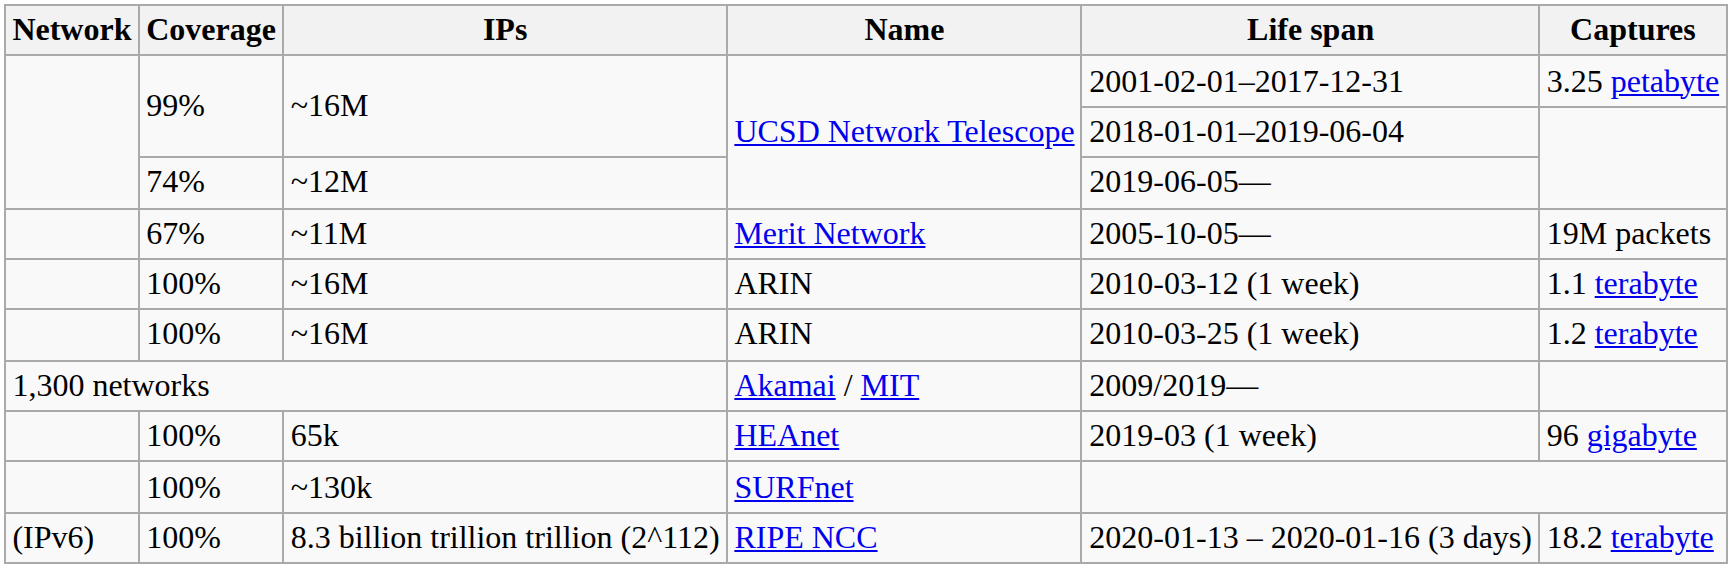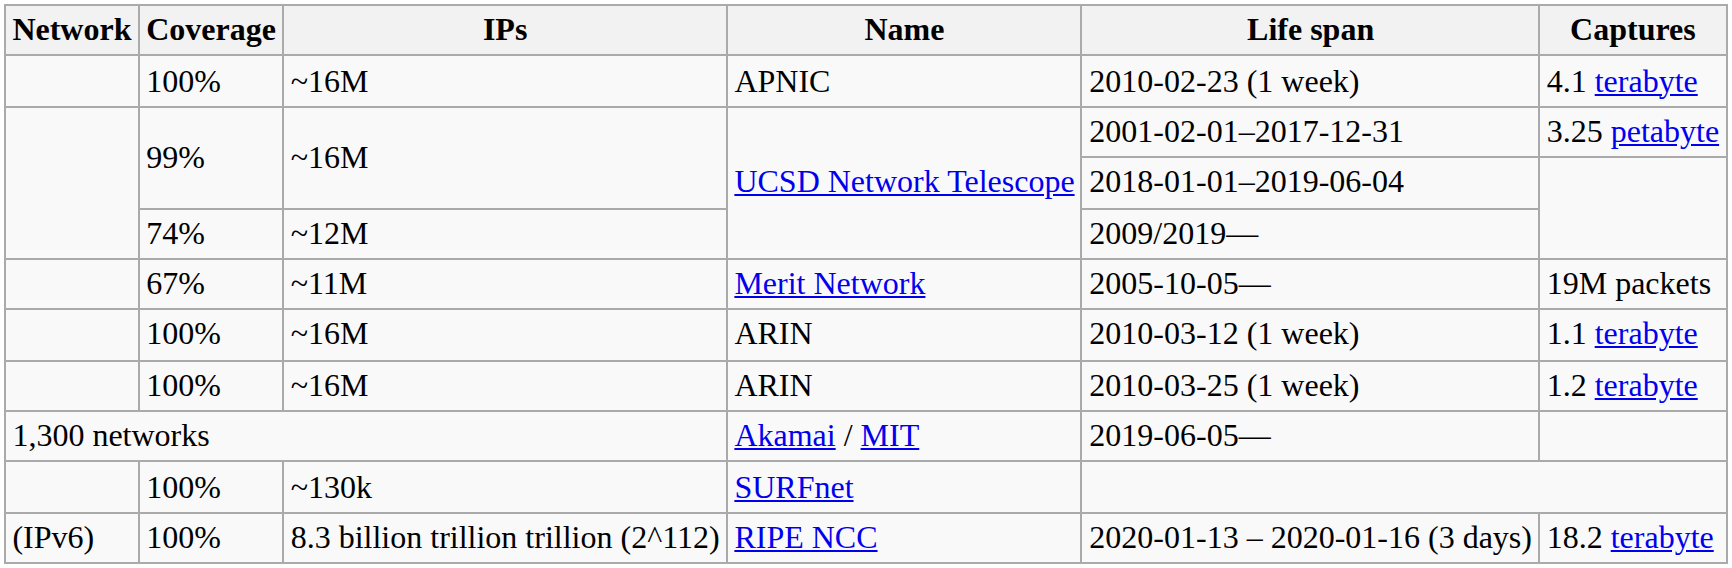+ row: (330, 80)
(1180, 182) 2019-06-05— -> (1174, 232) 2009/2019—
(1174, 385) 2009/2019— -> (1180, 435) 2019-06-05—
- row: (315, 435)
